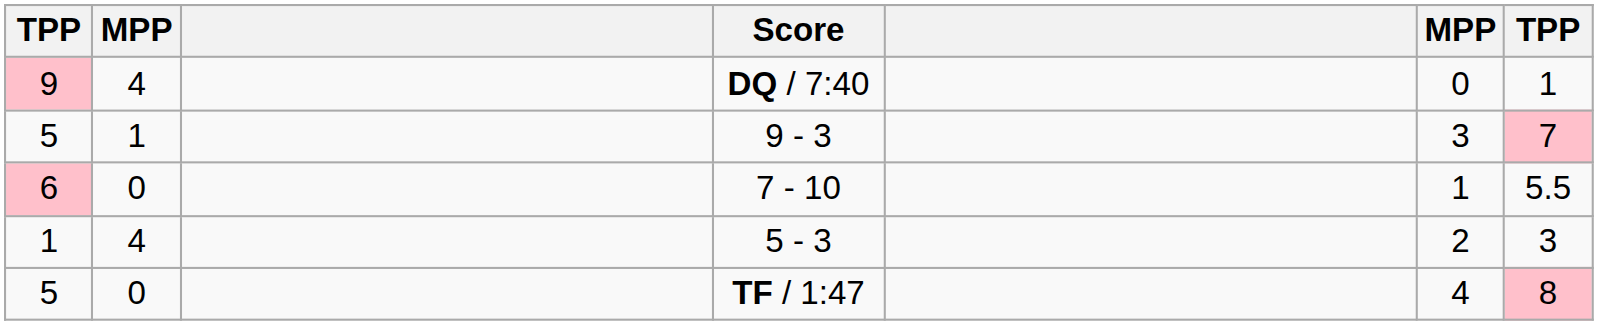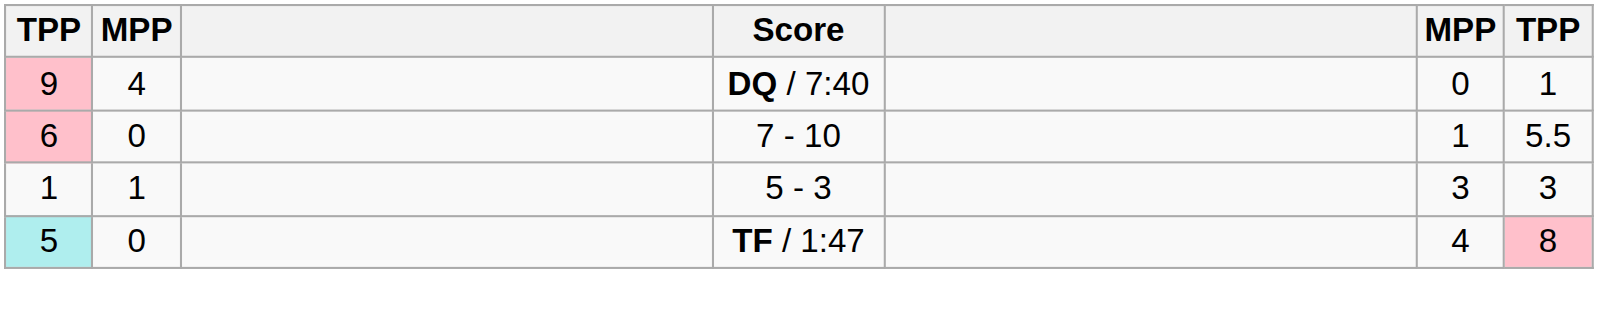- row: (798, 135)
(137, 240) 4 -> (137, 188) 1
(1460, 240) 2 -> (1460, 188) 3
(49, 293) no background -> (49, 240) paleturquoise background
